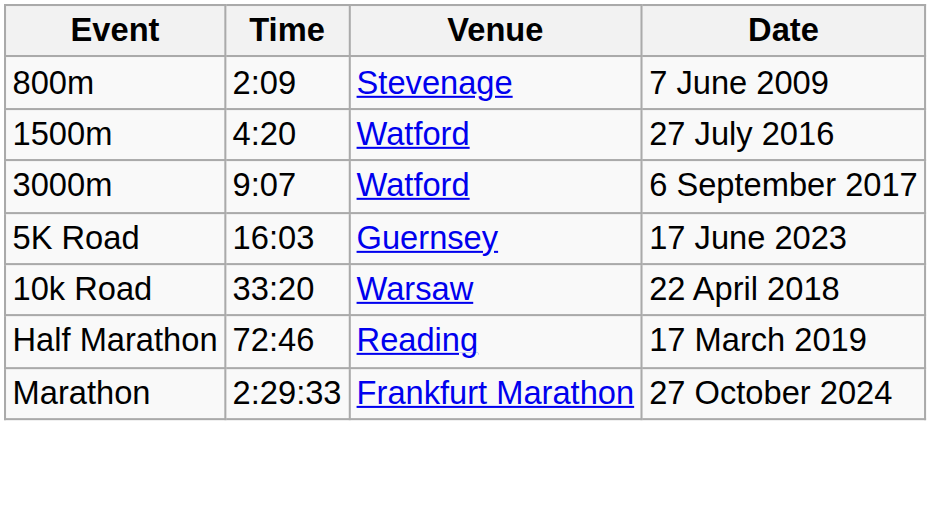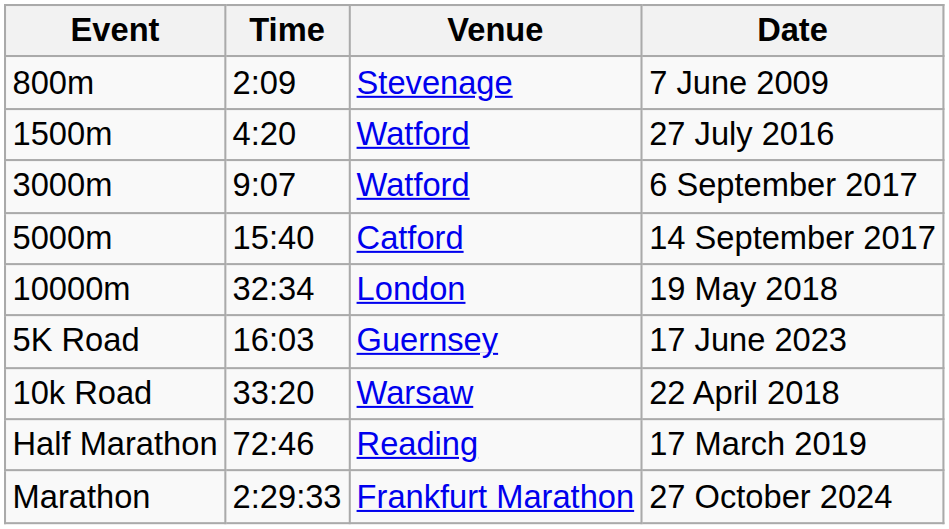+ row: (793, 237)
+ row: (744, 289)
